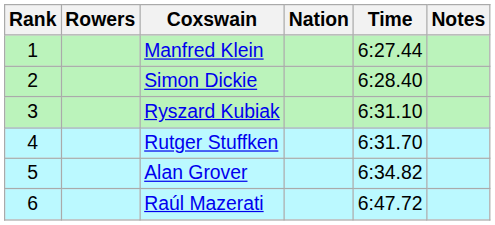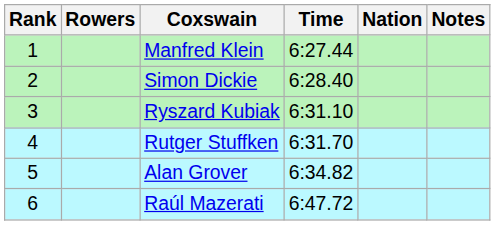columns swapped: (319, 19) <-> (390, 19)
